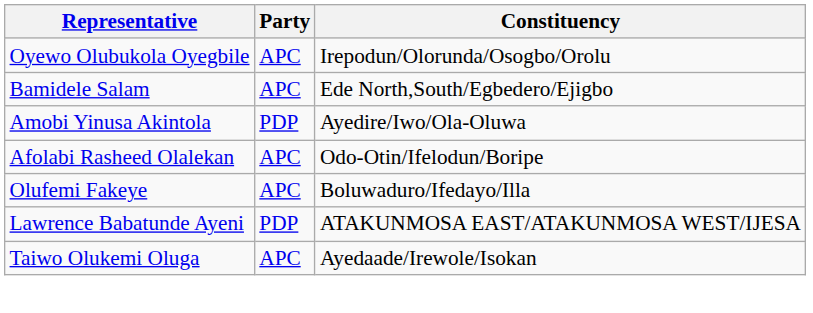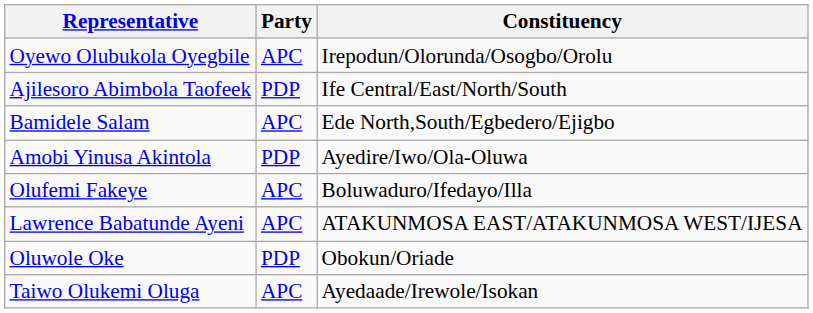+ row: (130, 88)
- row: (122, 156)
(279, 223) PDP -> (282, 223) APC
+ row: (67, 257)
